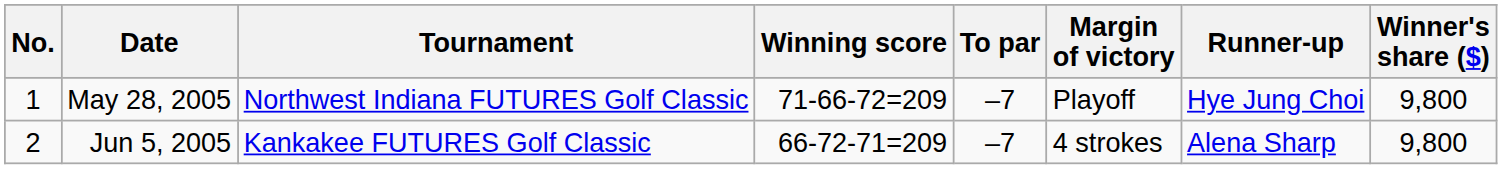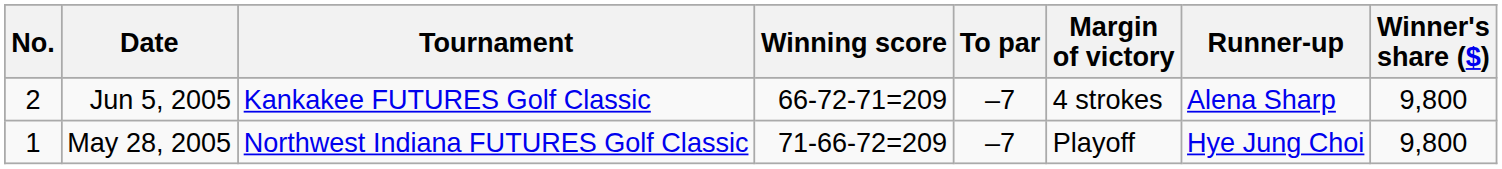rows swapped: (149, 100) <-> (160, 142)
